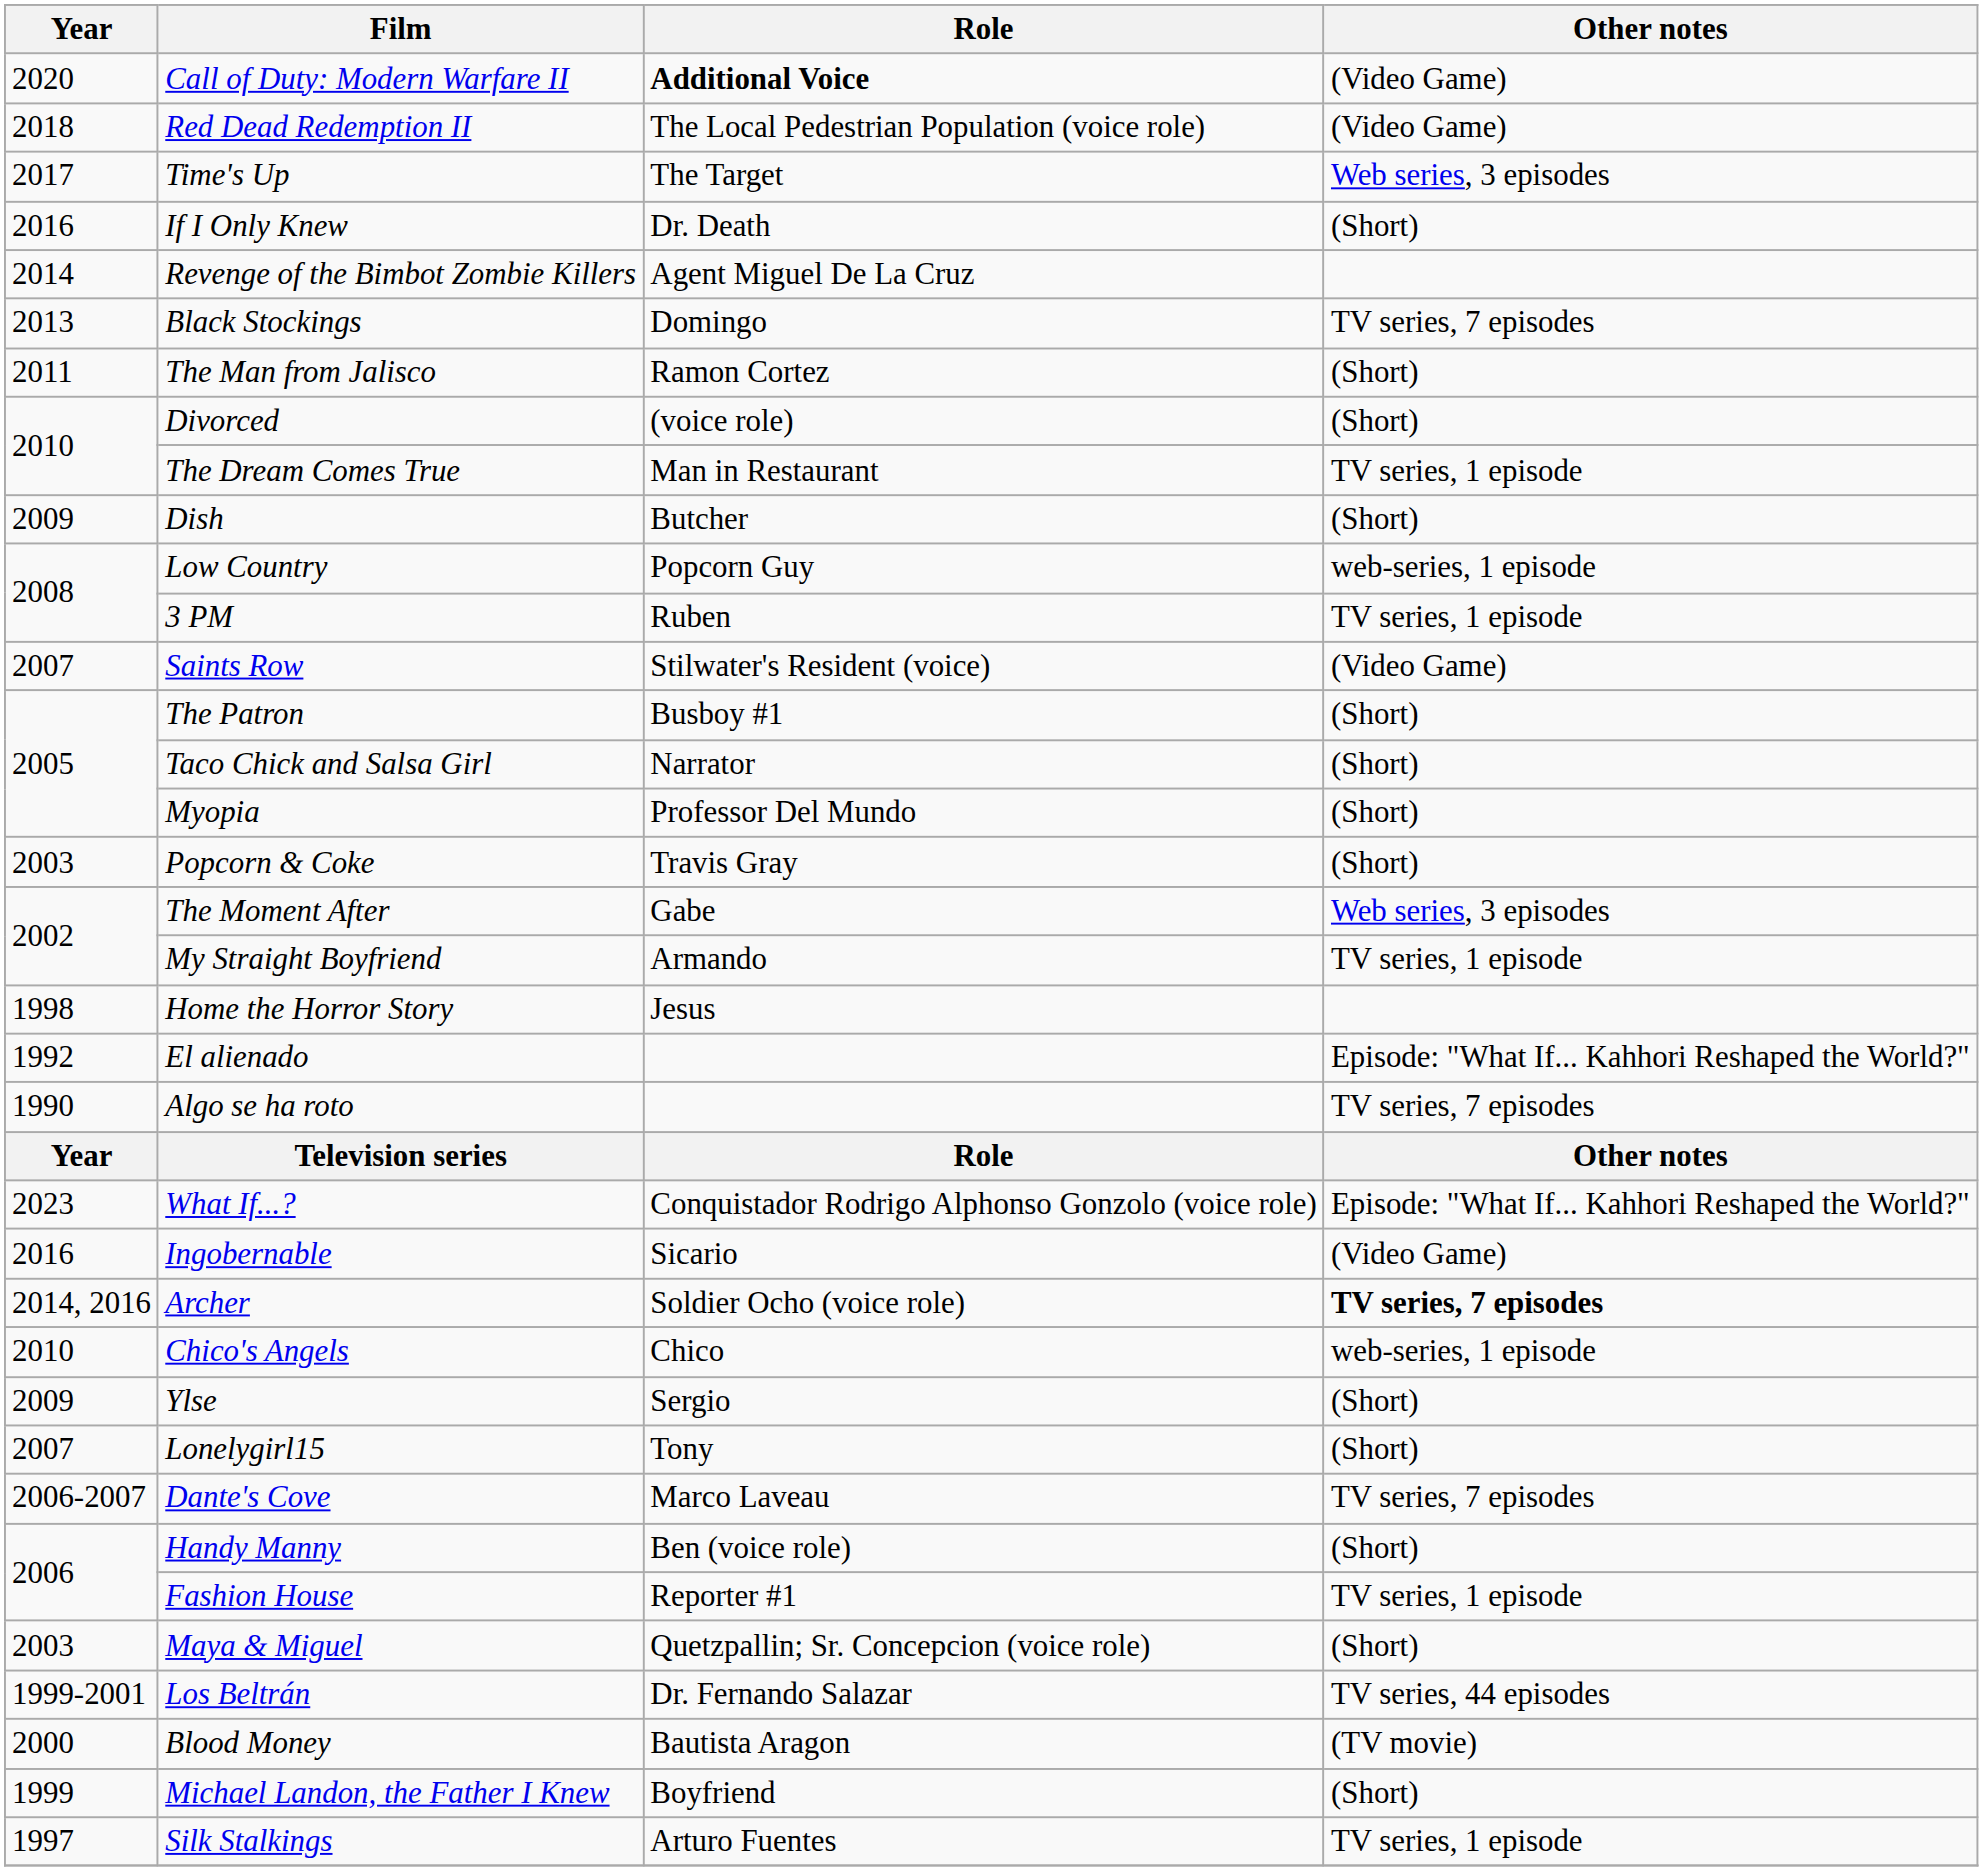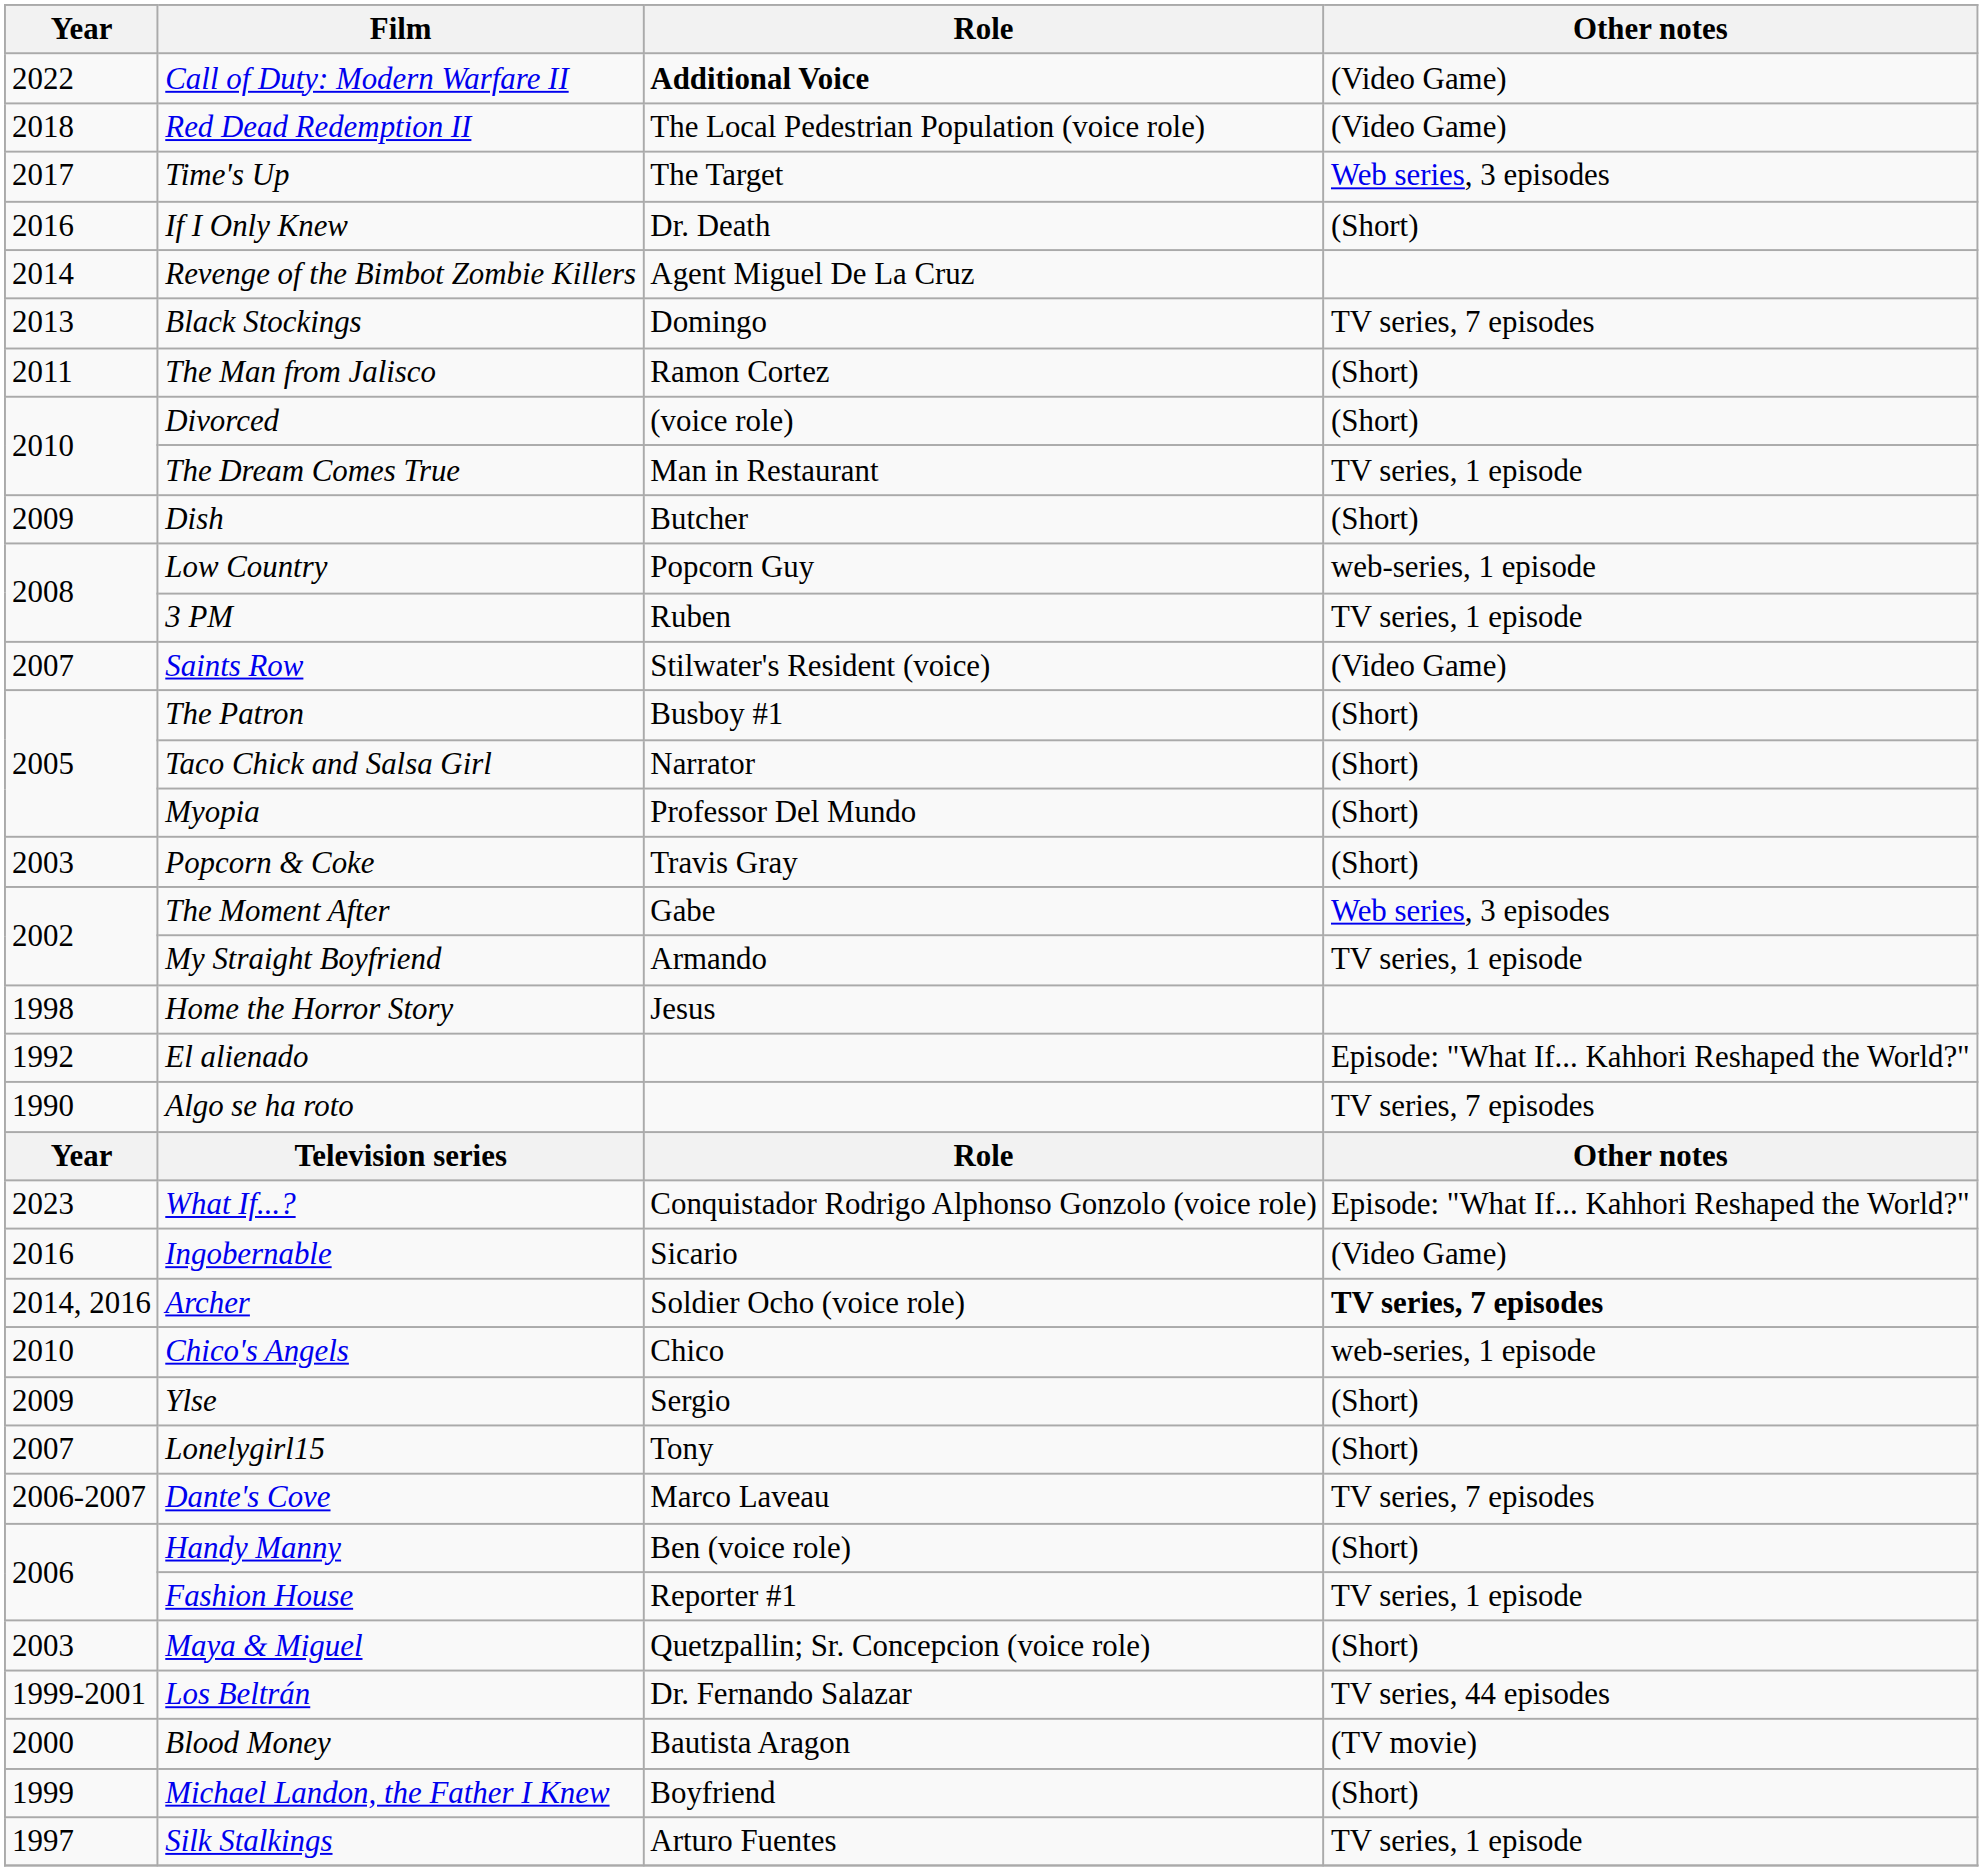(43, 77) 2020 -> (43, 77) 2022
